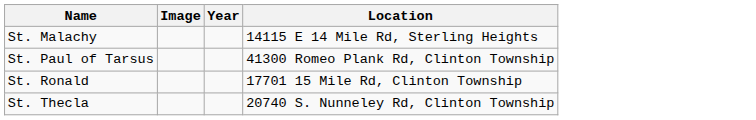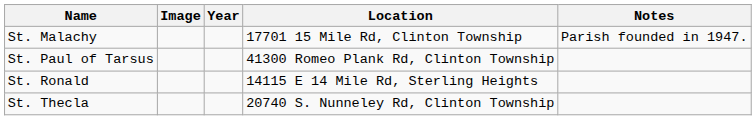+ column: (654, 16)
(392, 38) 14115 E 14 Mile Rd, Sterling Heights -> (384, 38) 17701 15 Mile Rd, Clinton Township
(384, 82) 17701 15 Mile Rd, Clinton Township -> (392, 82) 14115 E 14 Mile Rd, Sterling Heights
